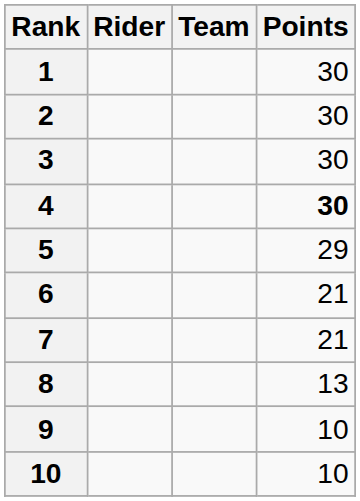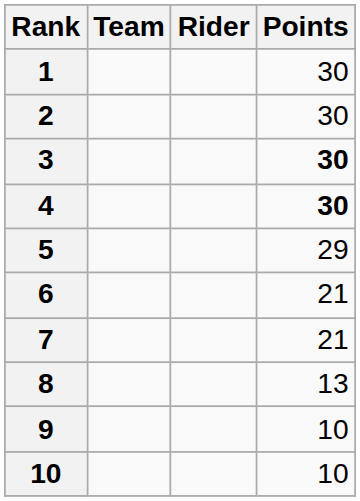columns swapped: (129, 26) <-> (214, 26)
(333, 160) normal -> (333, 160) bold
